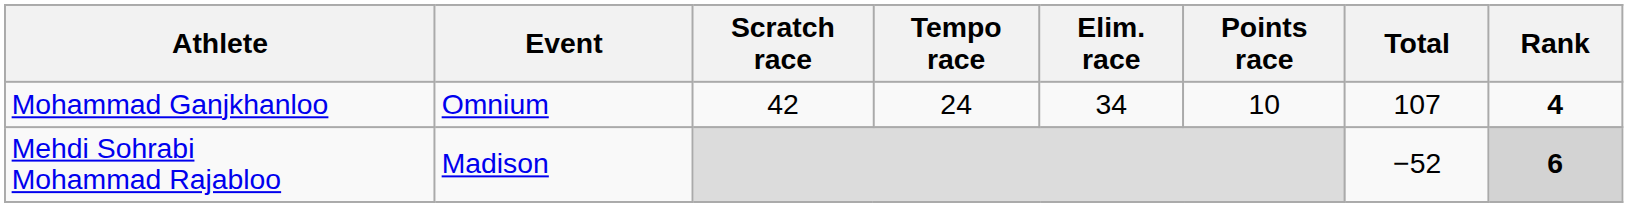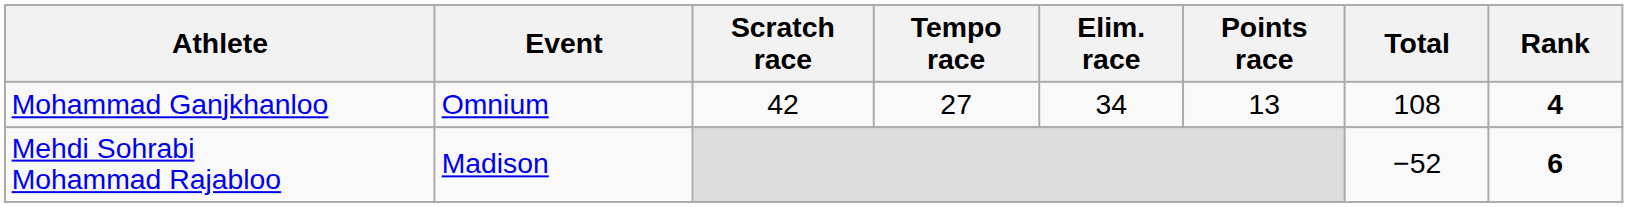(956, 104) 24 -> (956, 104) 27
(1264, 104) 10 -> (1264, 104) 13
(1417, 104) 107 -> (1417, 104) 108
(1555, 165) lightgrey background -> (1555, 165) no background
